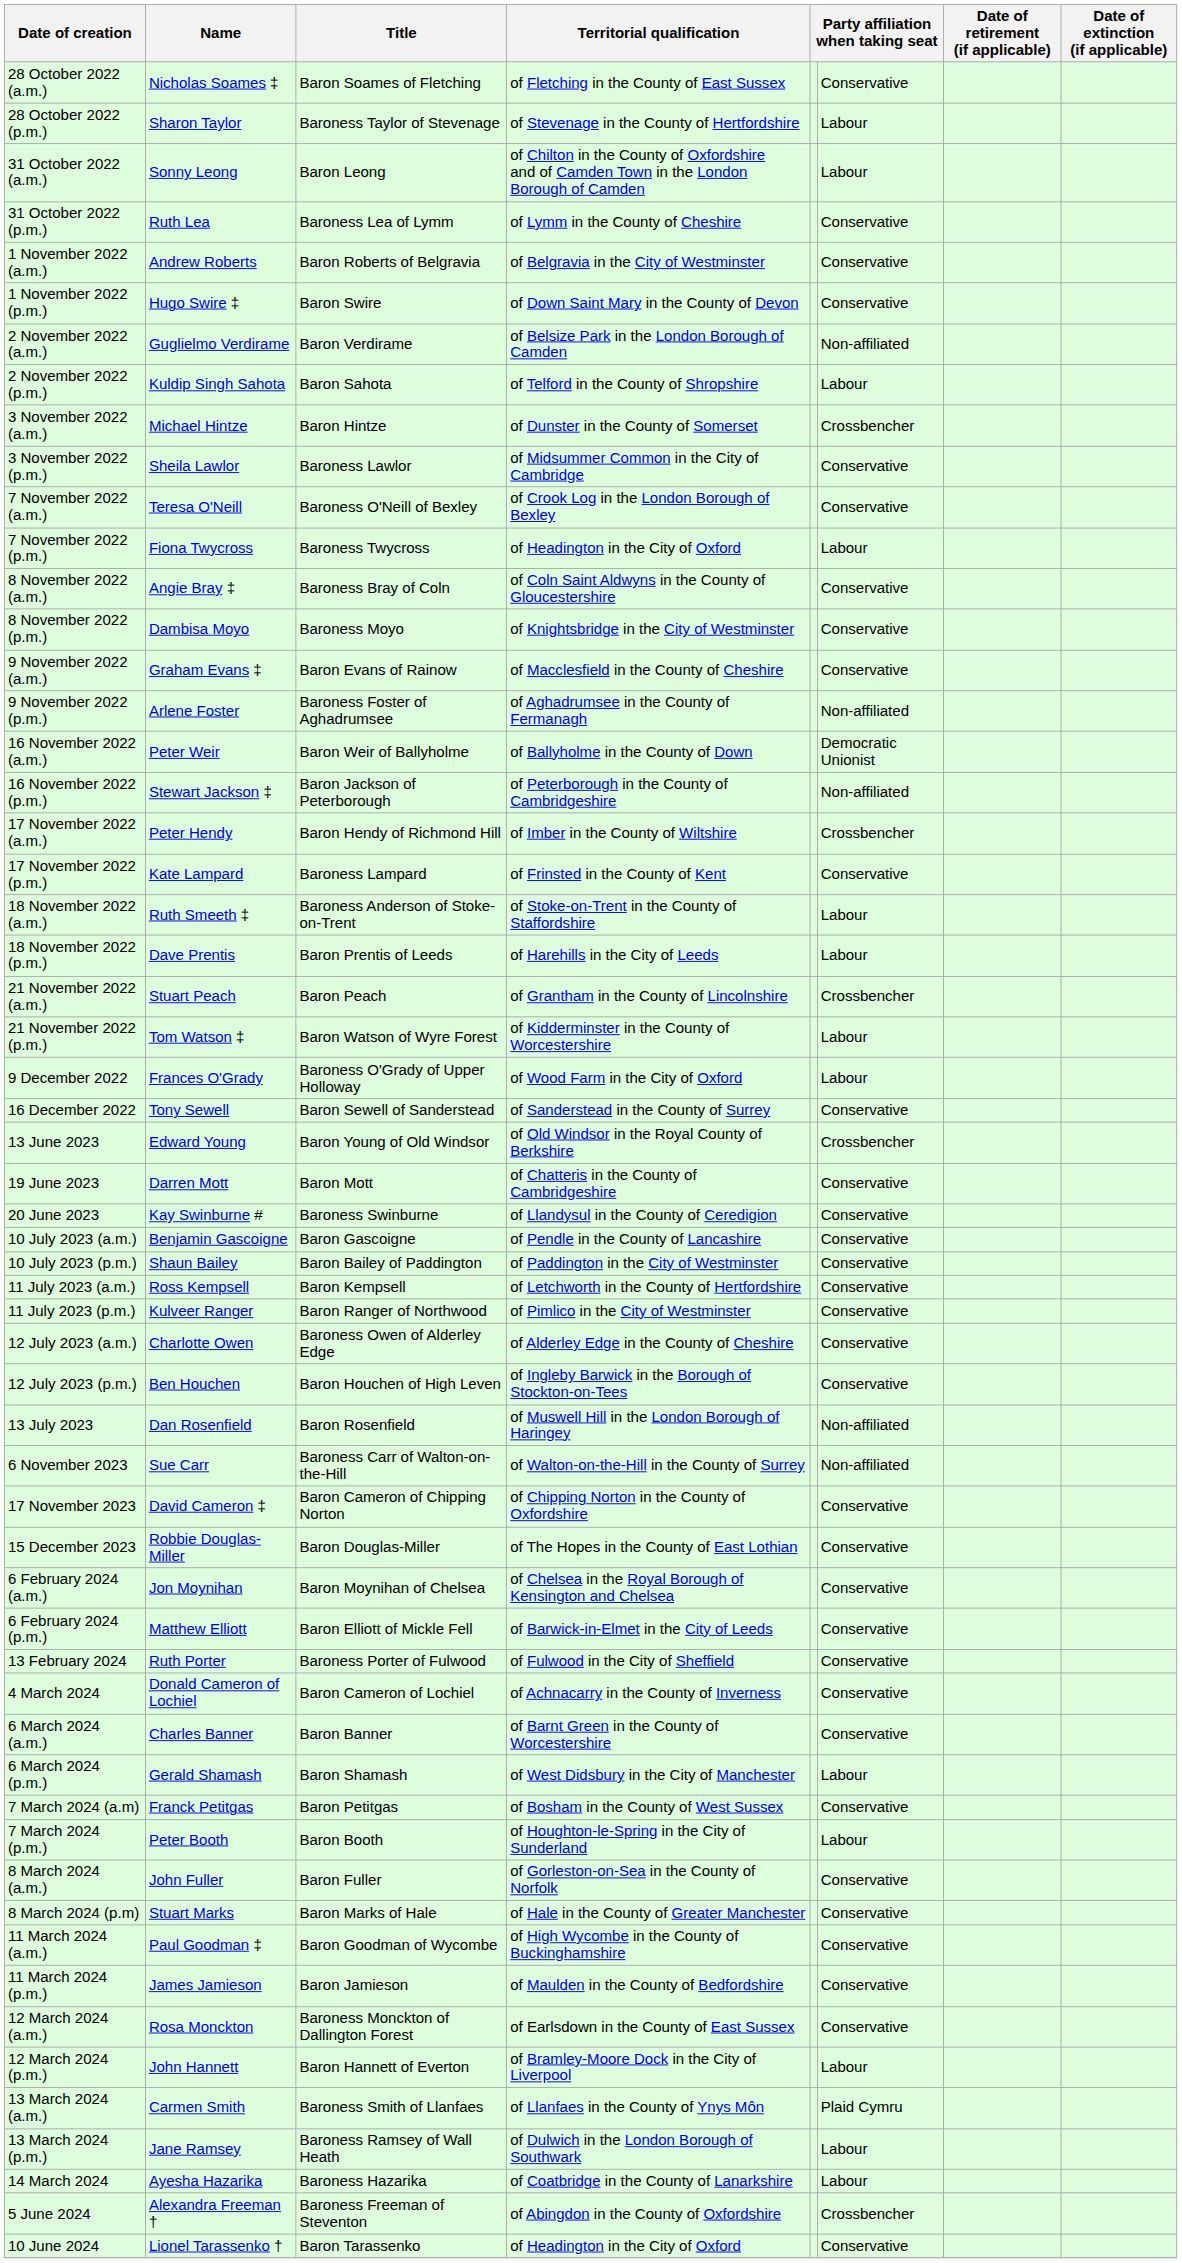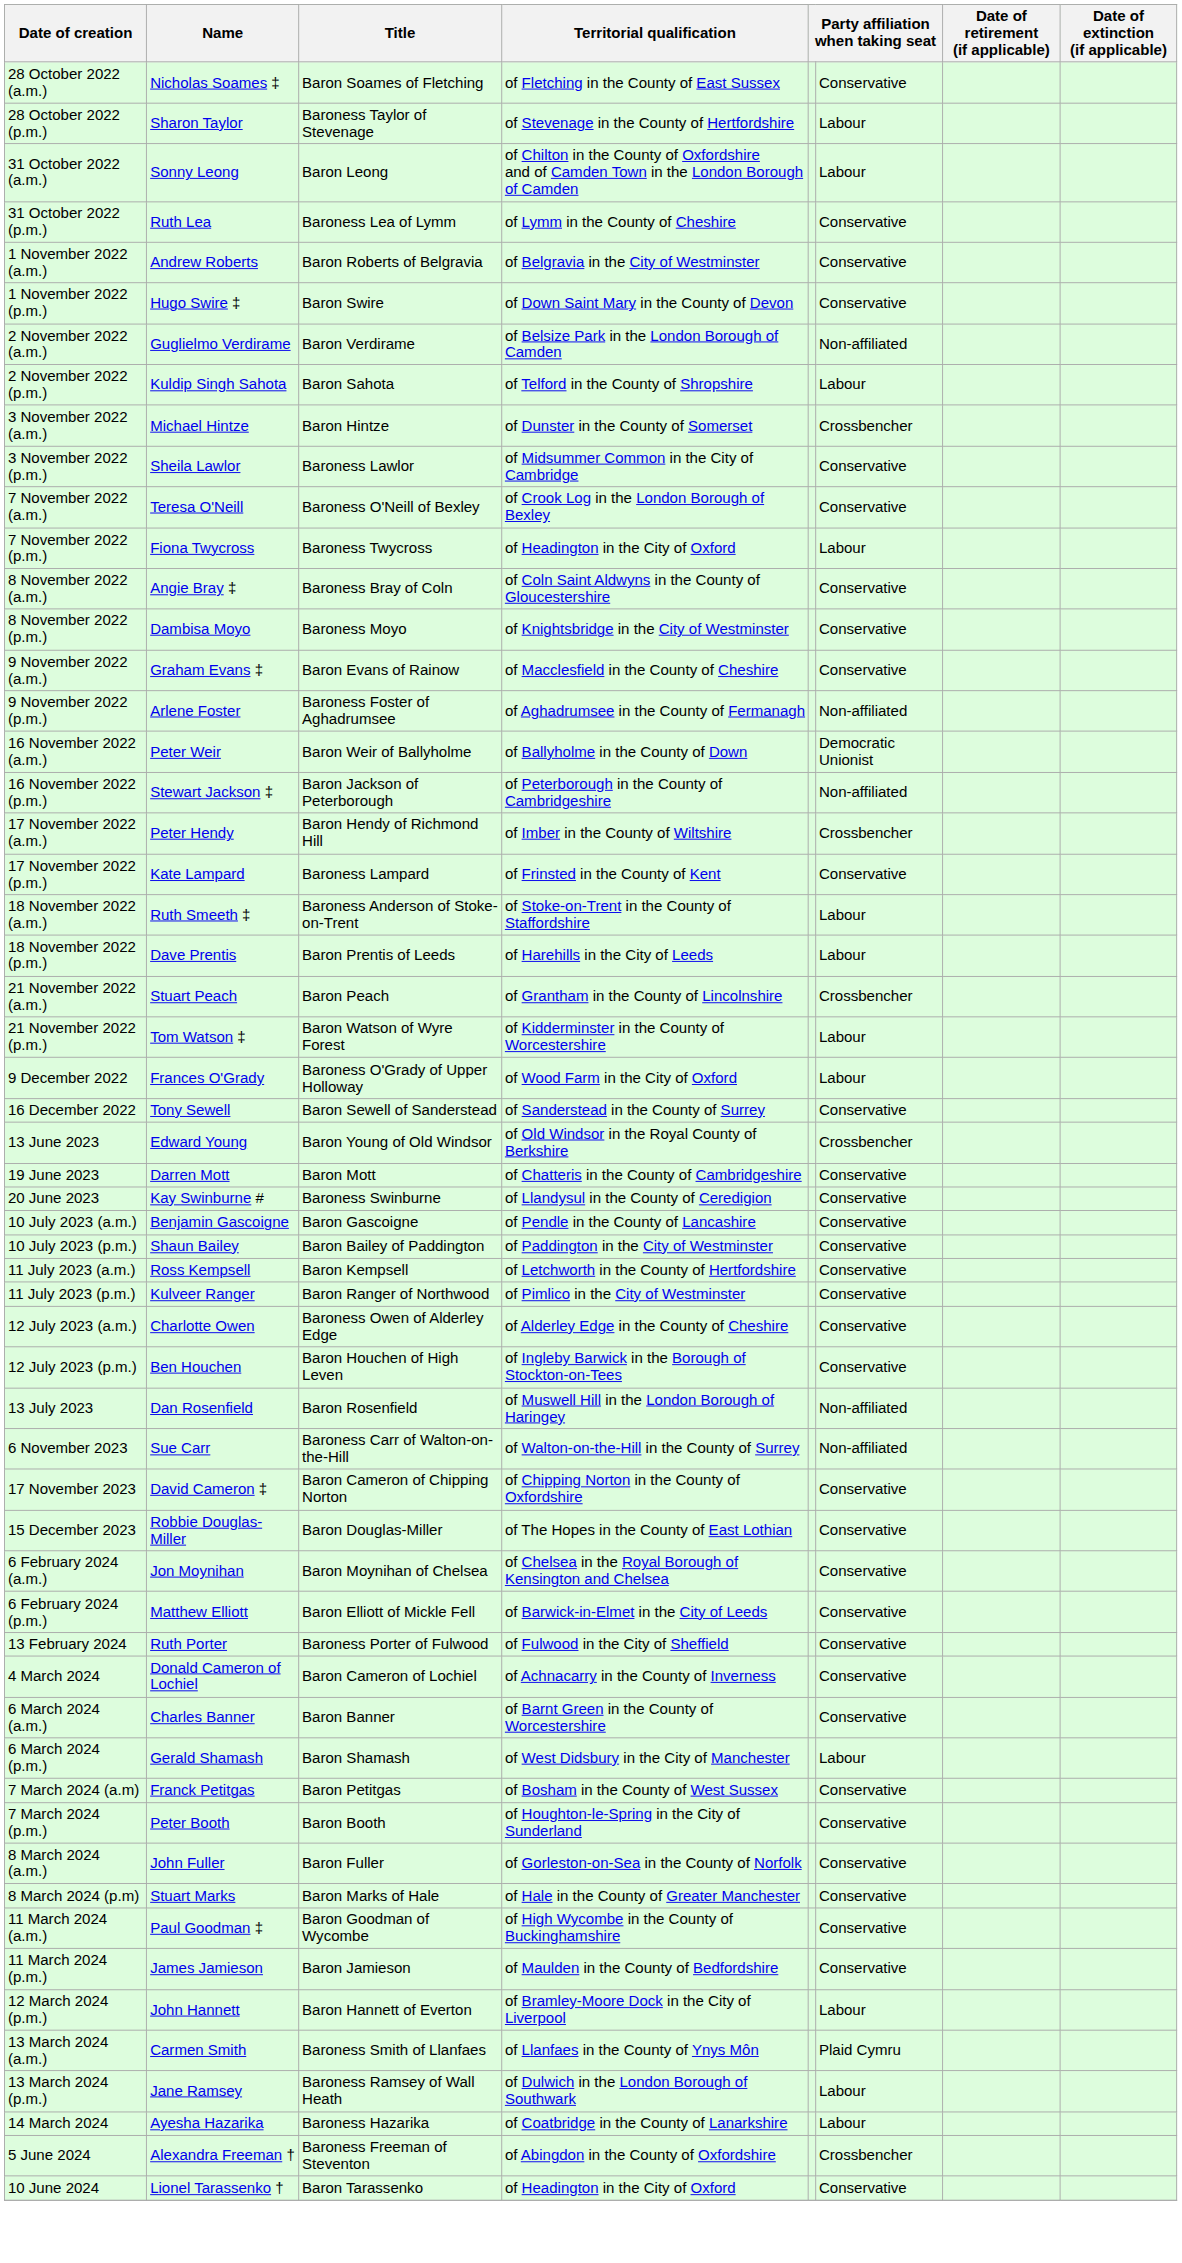(844, 1839) Labour -> (863, 1822) Conservative
- row: (58, 2026)
